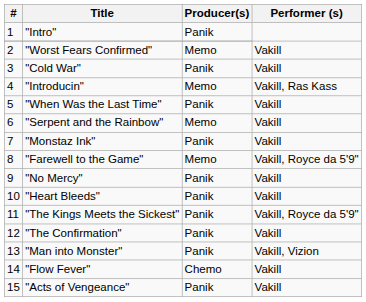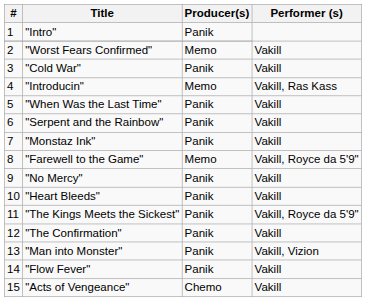(201, 123) Memo -> (199, 123) Panik
(203, 269) Chemo -> (199, 269) Panik
(199, 287) Panik -> (203, 287) Chemo
